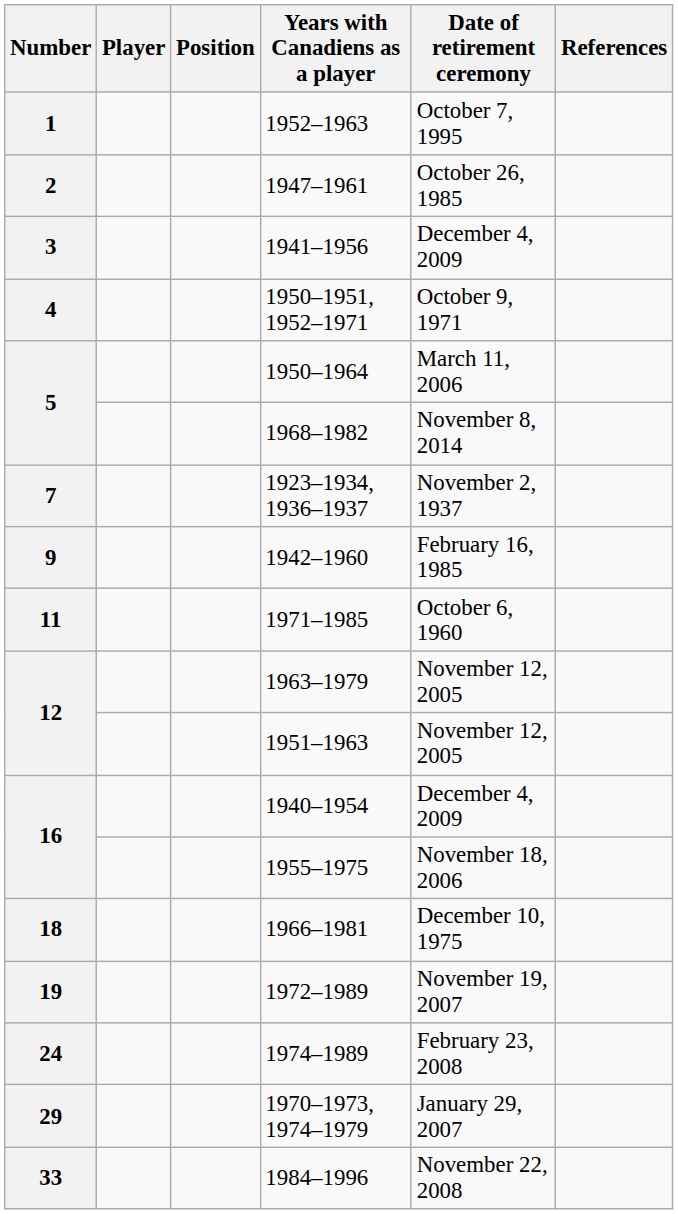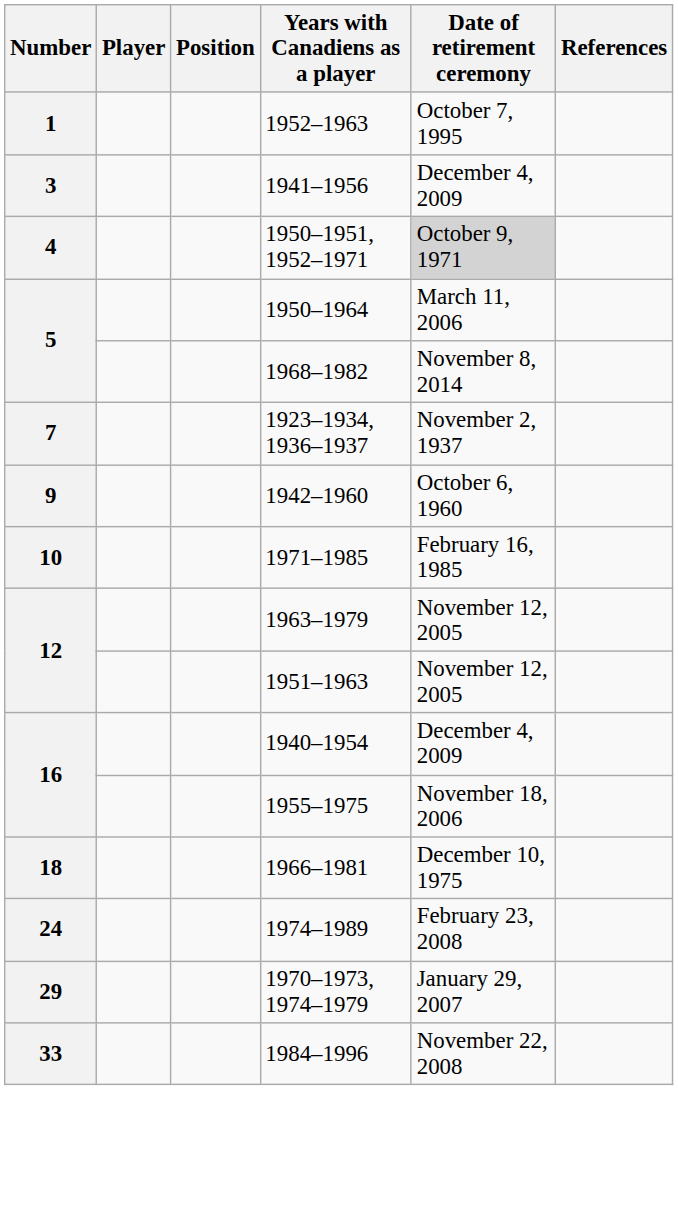- row: (317, 185)
(465, 309) no background -> (465, 247) lightgrey background
(475, 557) February 16, 1985 -> (465, 495) October 6, 1960
(51, 619) 11 -> (51, 557) 10
(465, 619) October 6, 1960 -> (475, 557) February 16, 1985
- row: (317, 991)
